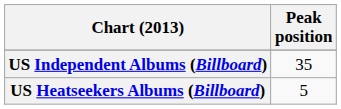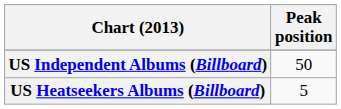(304, 63) 35 -> (304, 63) 50
